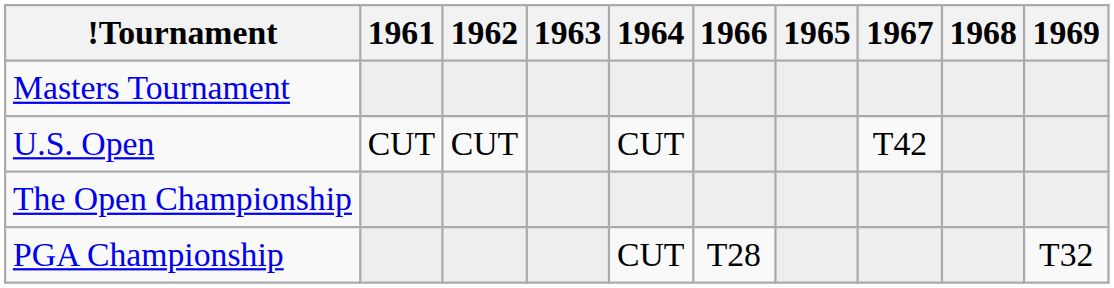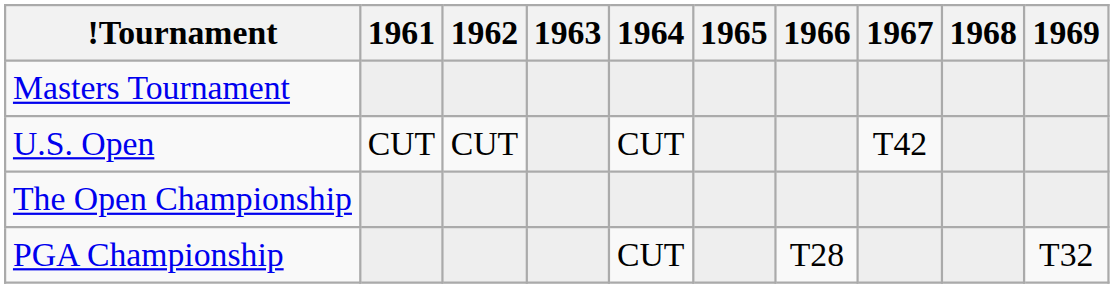columns swapped: (817, 32) <-> (734, 32)
